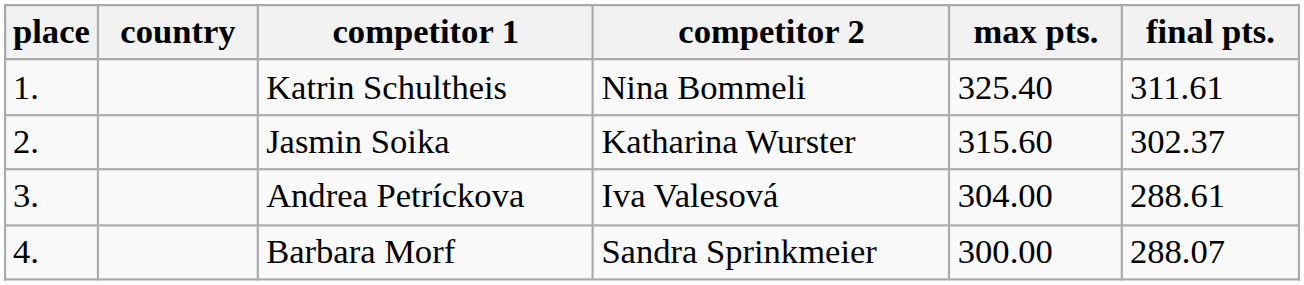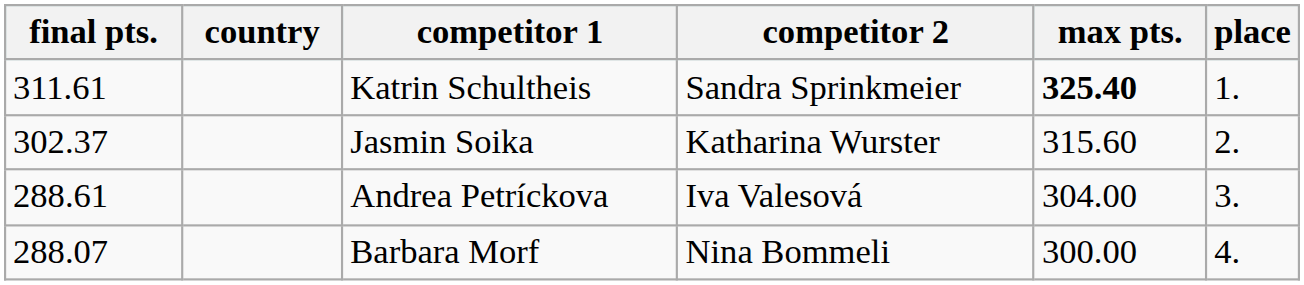columns swapped: (51, 31) <-> (1210, 31)
(704, 86) Nina Bommeli -> (823, 86) Sandra Sprinkmeier
(1005, 86) normal -> (1090, 86) bold
(739, 251) Sandra Sprinkmeier -> (788, 251) Nina Bommeli
